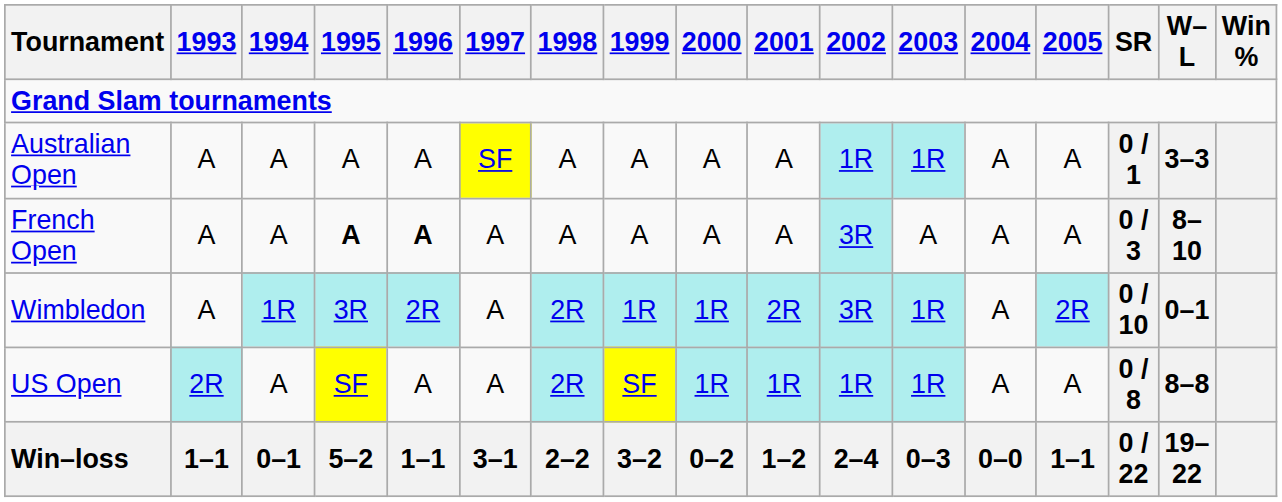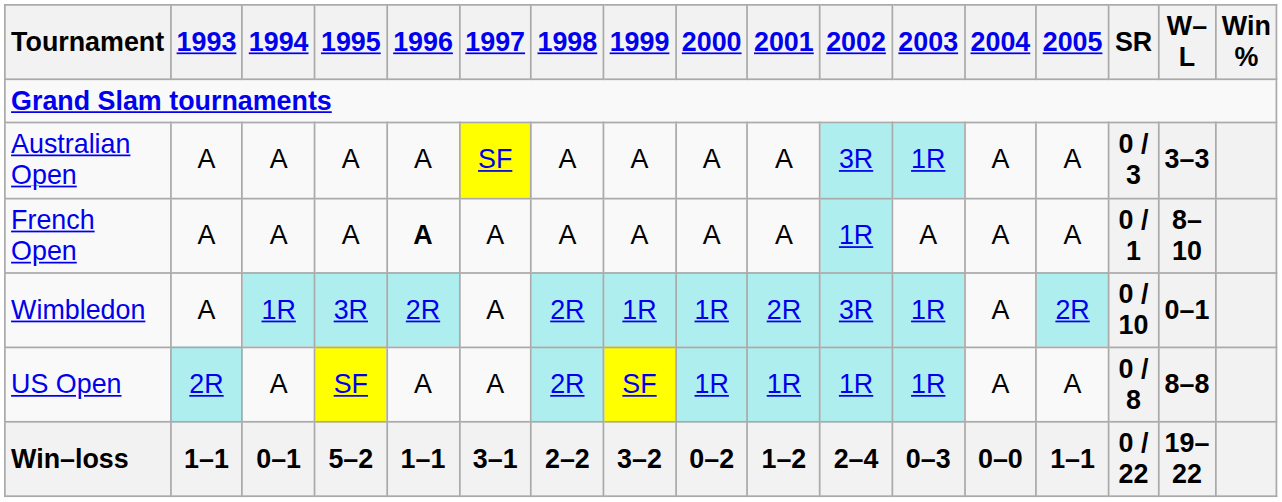(856, 159) 1R -> (856, 159) 3R
(1134, 159) 0 / 1 -> (1134, 159) 0 / 3
(351, 234) bold -> (351, 234) normal
(856, 234) 3R -> (856, 234) 1R
(1134, 234) 0 / 3 -> (1134, 234) 0 / 1
